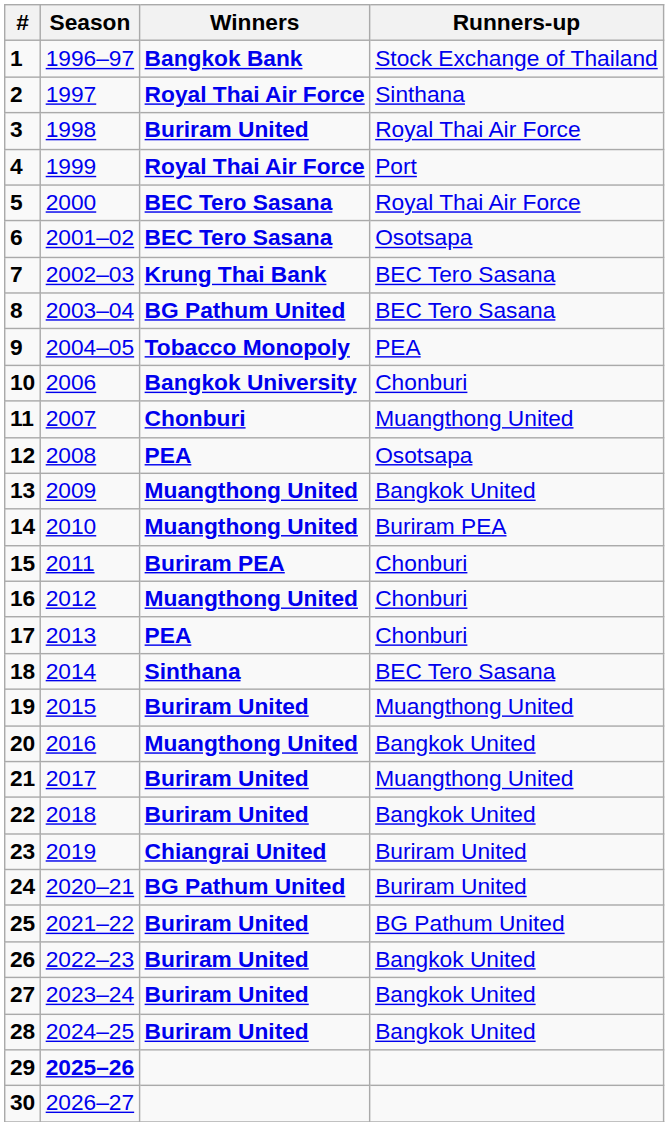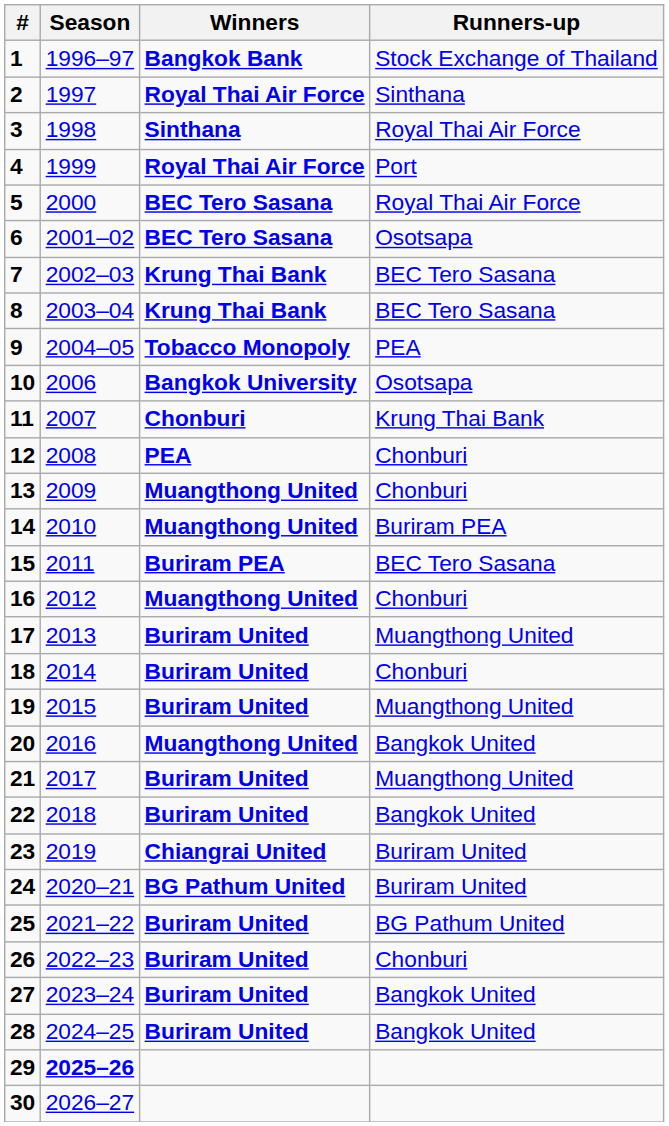(227, 130) Buriram United -> (193, 130) Sinthana
(245, 310) BG Pathum United -> (236, 310) Krung Thai Bank
(421, 382) Chonburi -> (424, 382) Osotsapa
(474, 418) Muangthong United -> (460, 418) Krung Thai Bank
(424, 454) Osotsapa -> (421, 454) Chonburi
(455, 490) Bangkok United -> (421, 490) Chonburi
(421, 563) Chonburi -> (465, 563) BEC Tero Sasana
(168, 635) PEA -> (227, 635) Buriram United
(421, 635) Chonburi -> (474, 635) Muangthong United
(193, 671) Sinthana -> (227, 671) Buriram United
(465, 671) BEC Tero Sasana -> (421, 671) Chonburi
(455, 959) Bangkok United -> (421, 959) Chonburi
